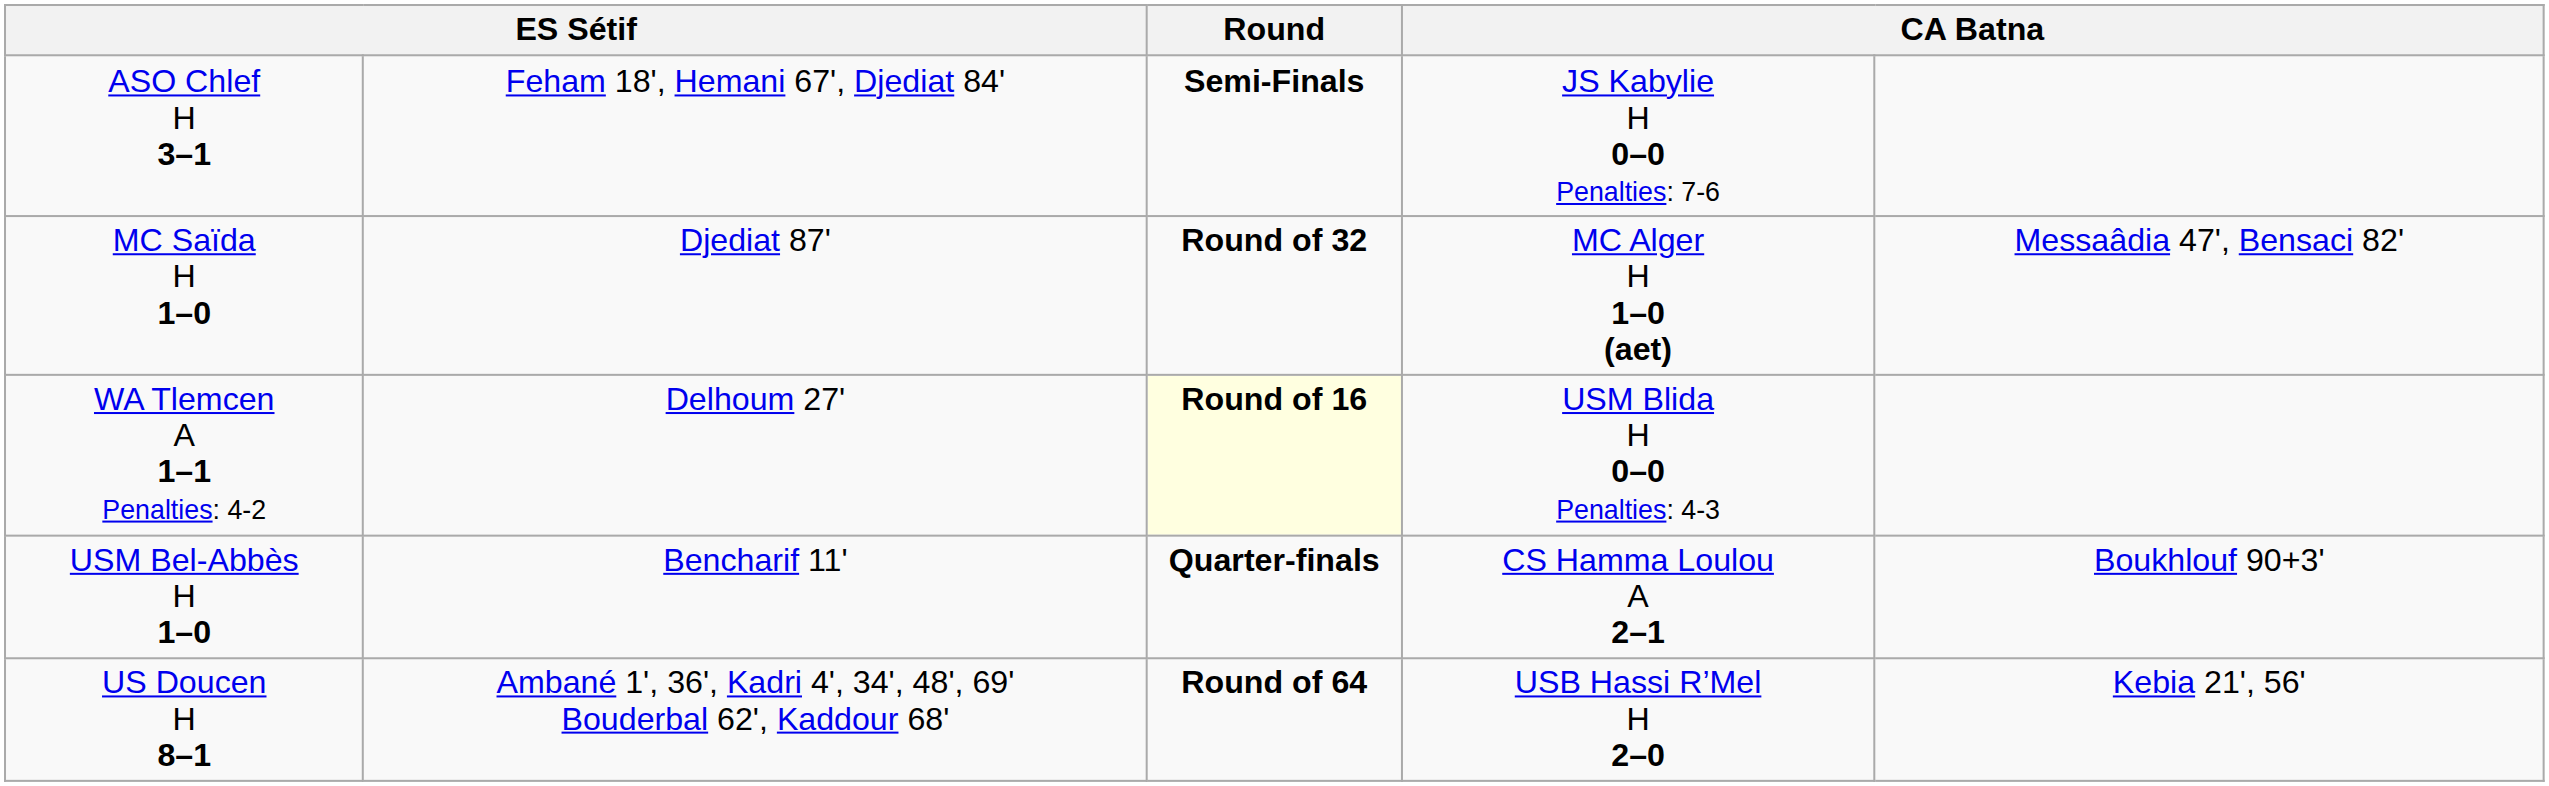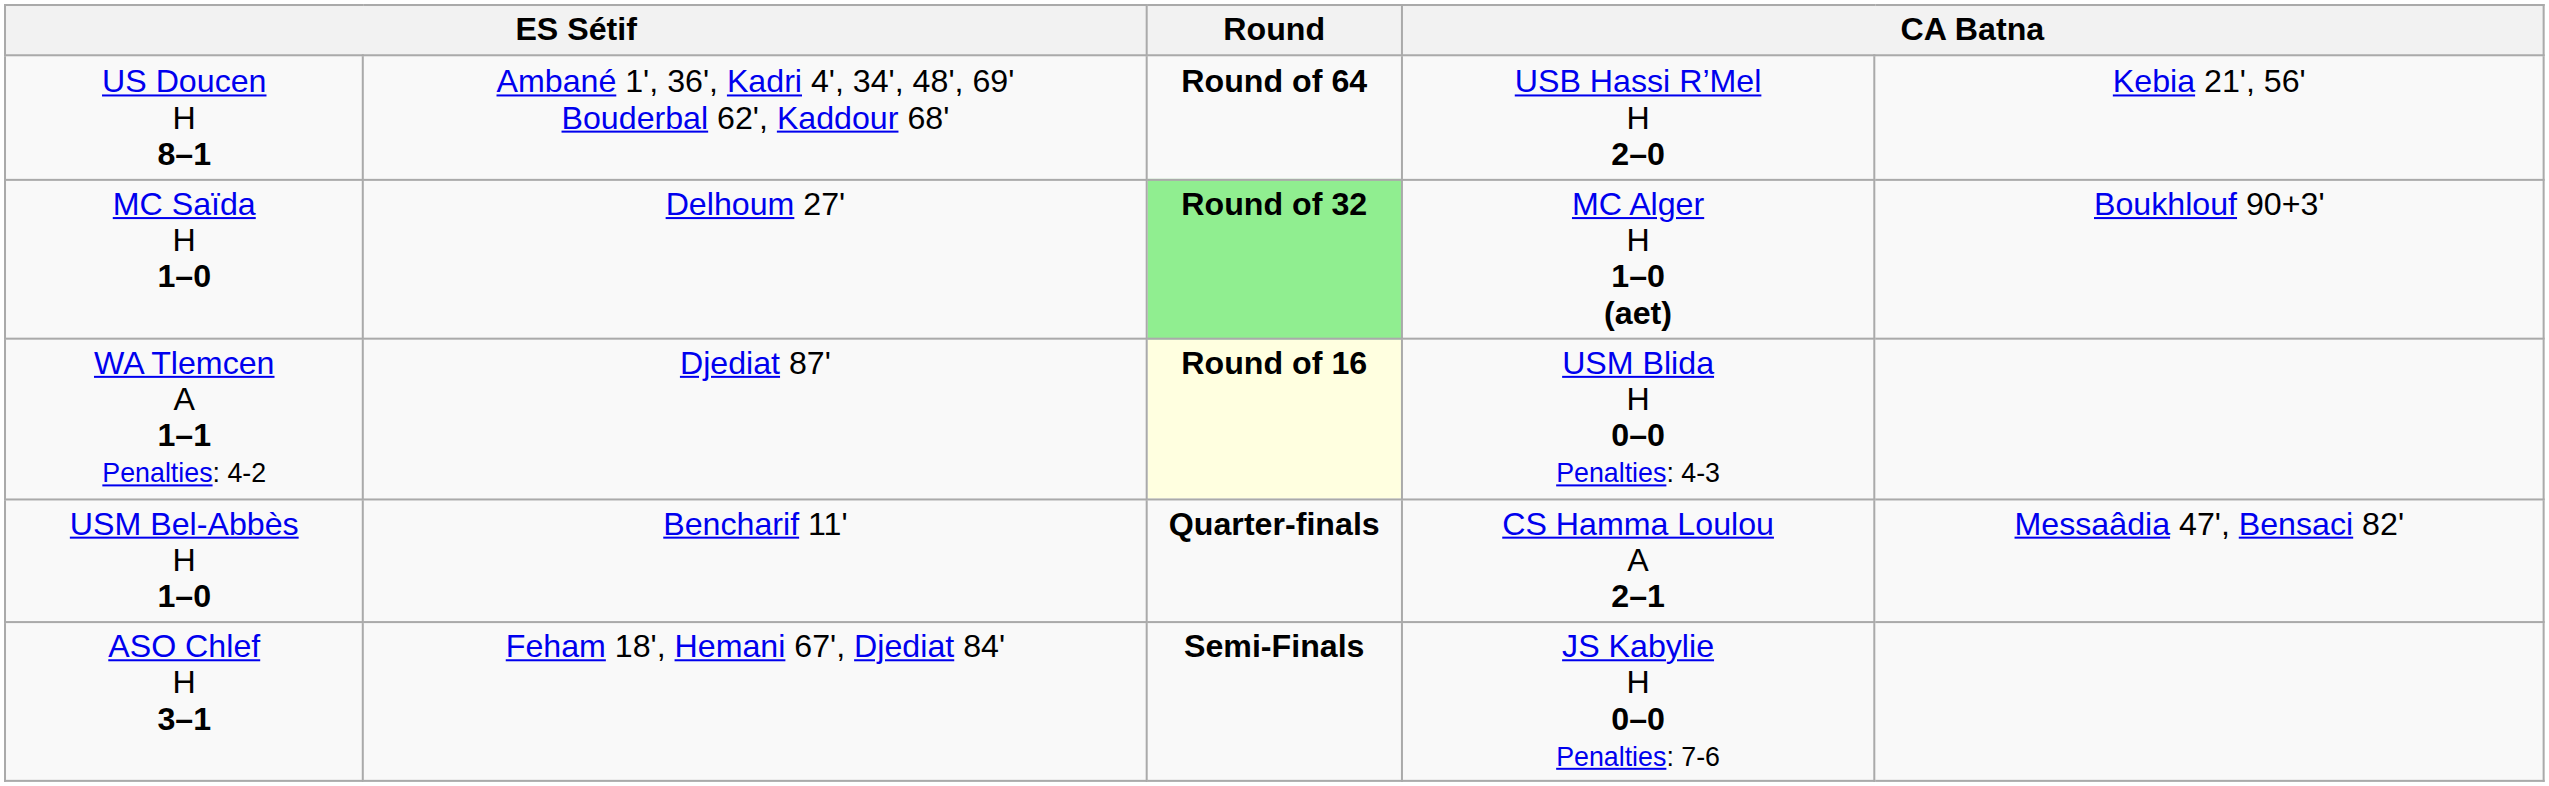rows swapped: (184, 719) <-> (184, 117)
(755, 240) Djediat 87' -> (755, 204) Delhoum 27'
(1274, 240) no background -> (1274, 204) lightgreen background
(2209, 240) Messaâdia 47', Bensaci 82' -> (2209, 204) Boukhlouf 90+3'
(755, 400) Delhoum 27' -> (755, 363) Djediat 87'
(2209, 559) Boukhlouf 90+3' -> (2209, 523) Messaâdia 47', Bensaci 82'
